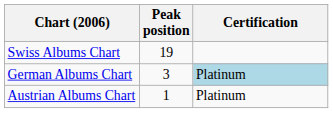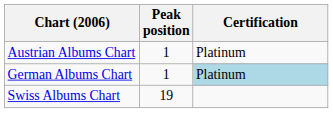rows swapped: (71, 96) <-> (64, 52)
(166, 74) 3 -> (166, 74) 1
